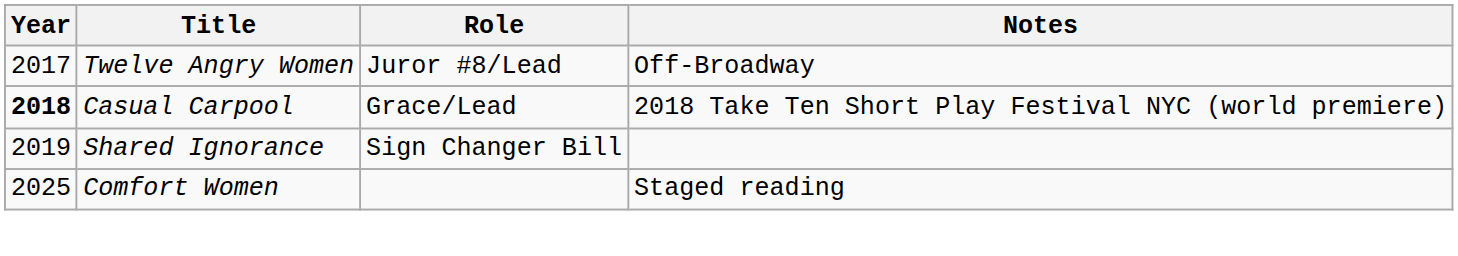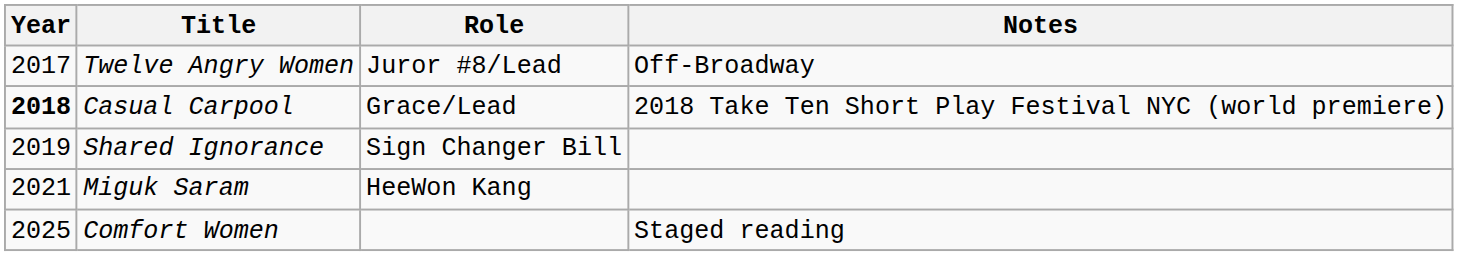+ row: (166, 189)
